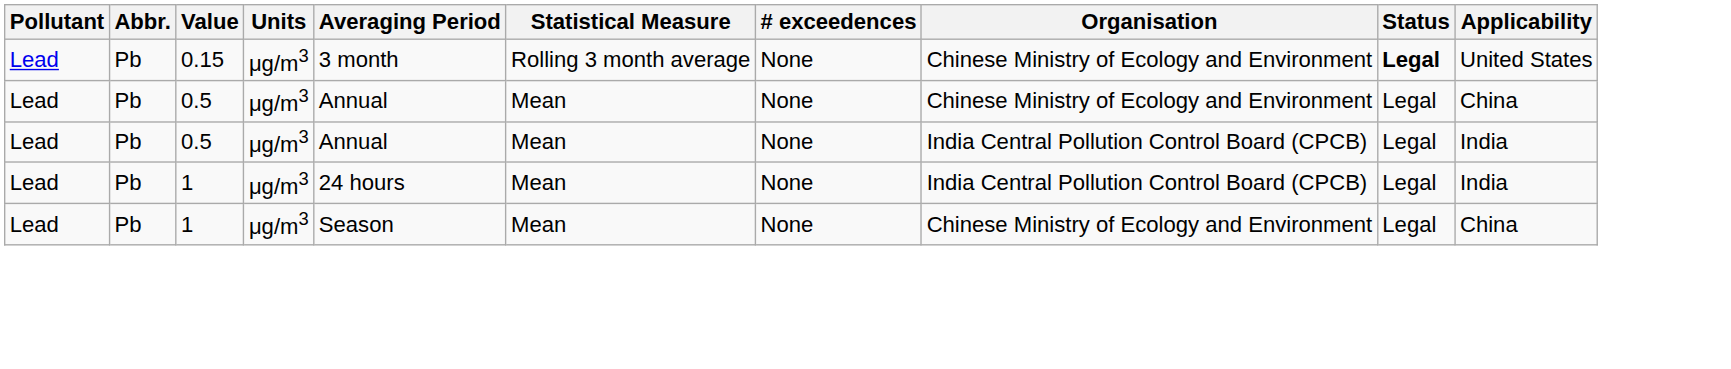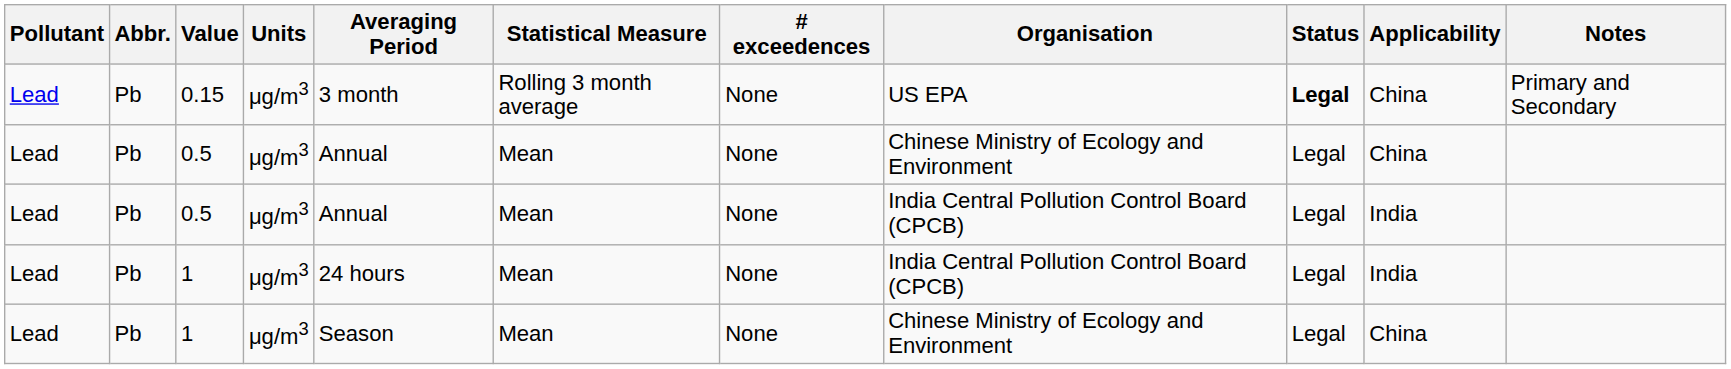+ column: (1616, 34)
(1149, 60) Chinese Ministry of Ecology and Environment -> (928, 94) US EPA
(1526, 60) United States -> (1398, 94) China
